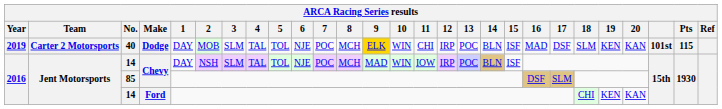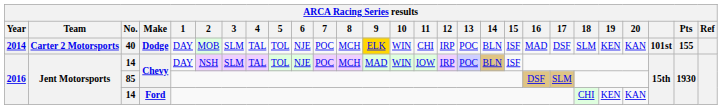(16, 46) 2019 -> (16, 46) 2014
(686, 46) 115 -> (686, 46) 155
